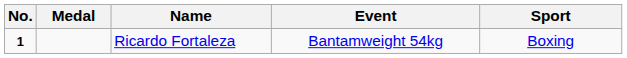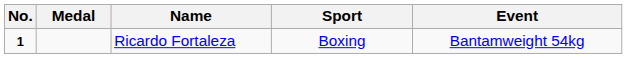columns swapped: (551, 16) <-> (376, 16)
